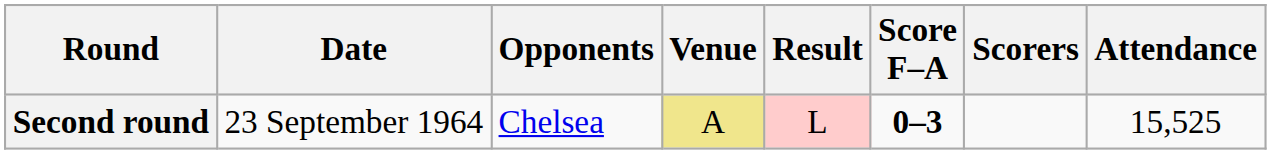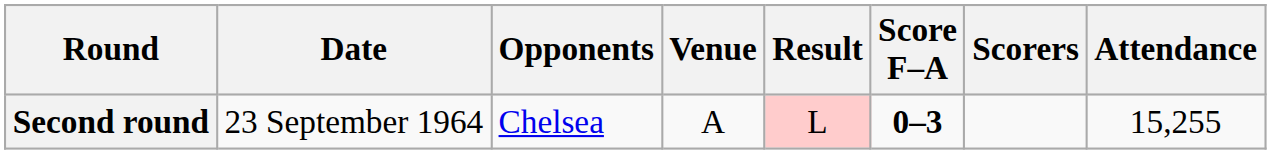(713, 121) khaki background -> (713, 121) no background
(1176, 121) 15,525 -> (1176, 121) 15,255
